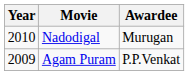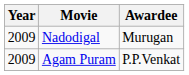(22, 37) 2010 -> (22, 37) 2009
